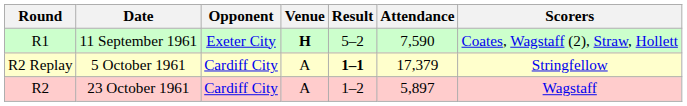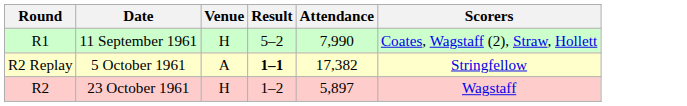- column: (241, 16)
(305, 40) bold -> (224, 40) normal
(417, 40) 7,590 -> (337, 40) 7,990
(417, 64) 17,379 -> (337, 64) 17,382
(305, 88) A -> (224, 88) H
